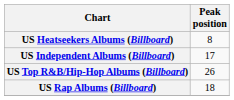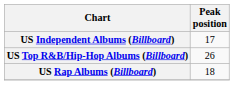- row: (97, 39)
